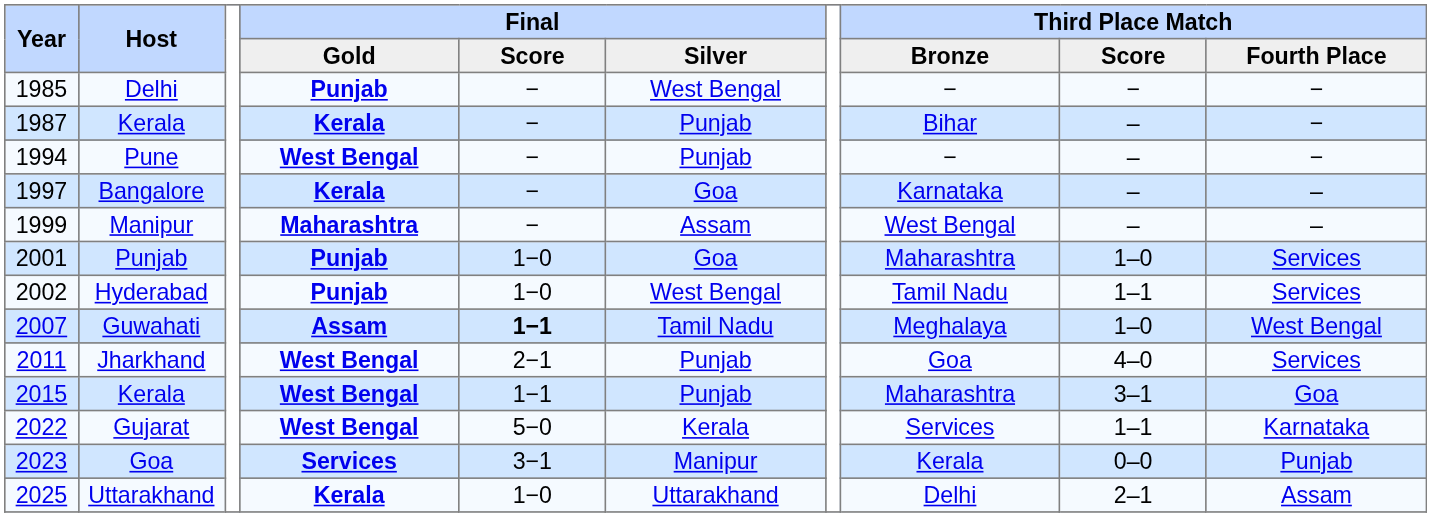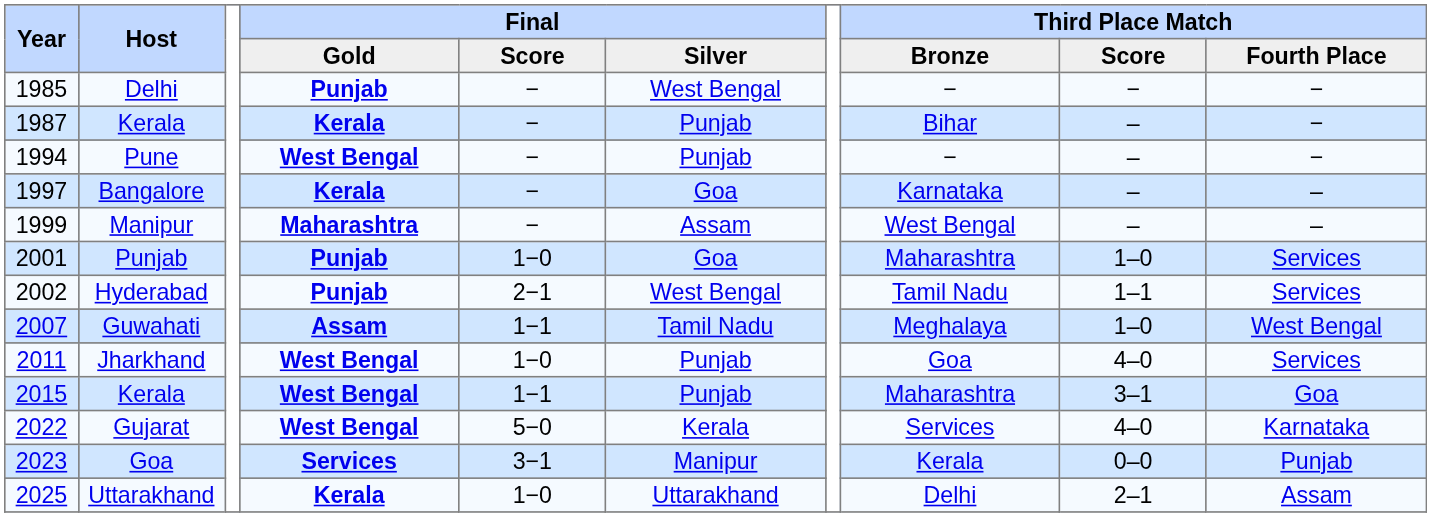(532, 292) 1−0 -> (532, 292) 2−1
(532, 326) bold -> (532, 326) normal
(532, 360) 2−1 -> (532, 360) 1−0
(1133, 427) 1–1 -> (1133, 427) 4–0
